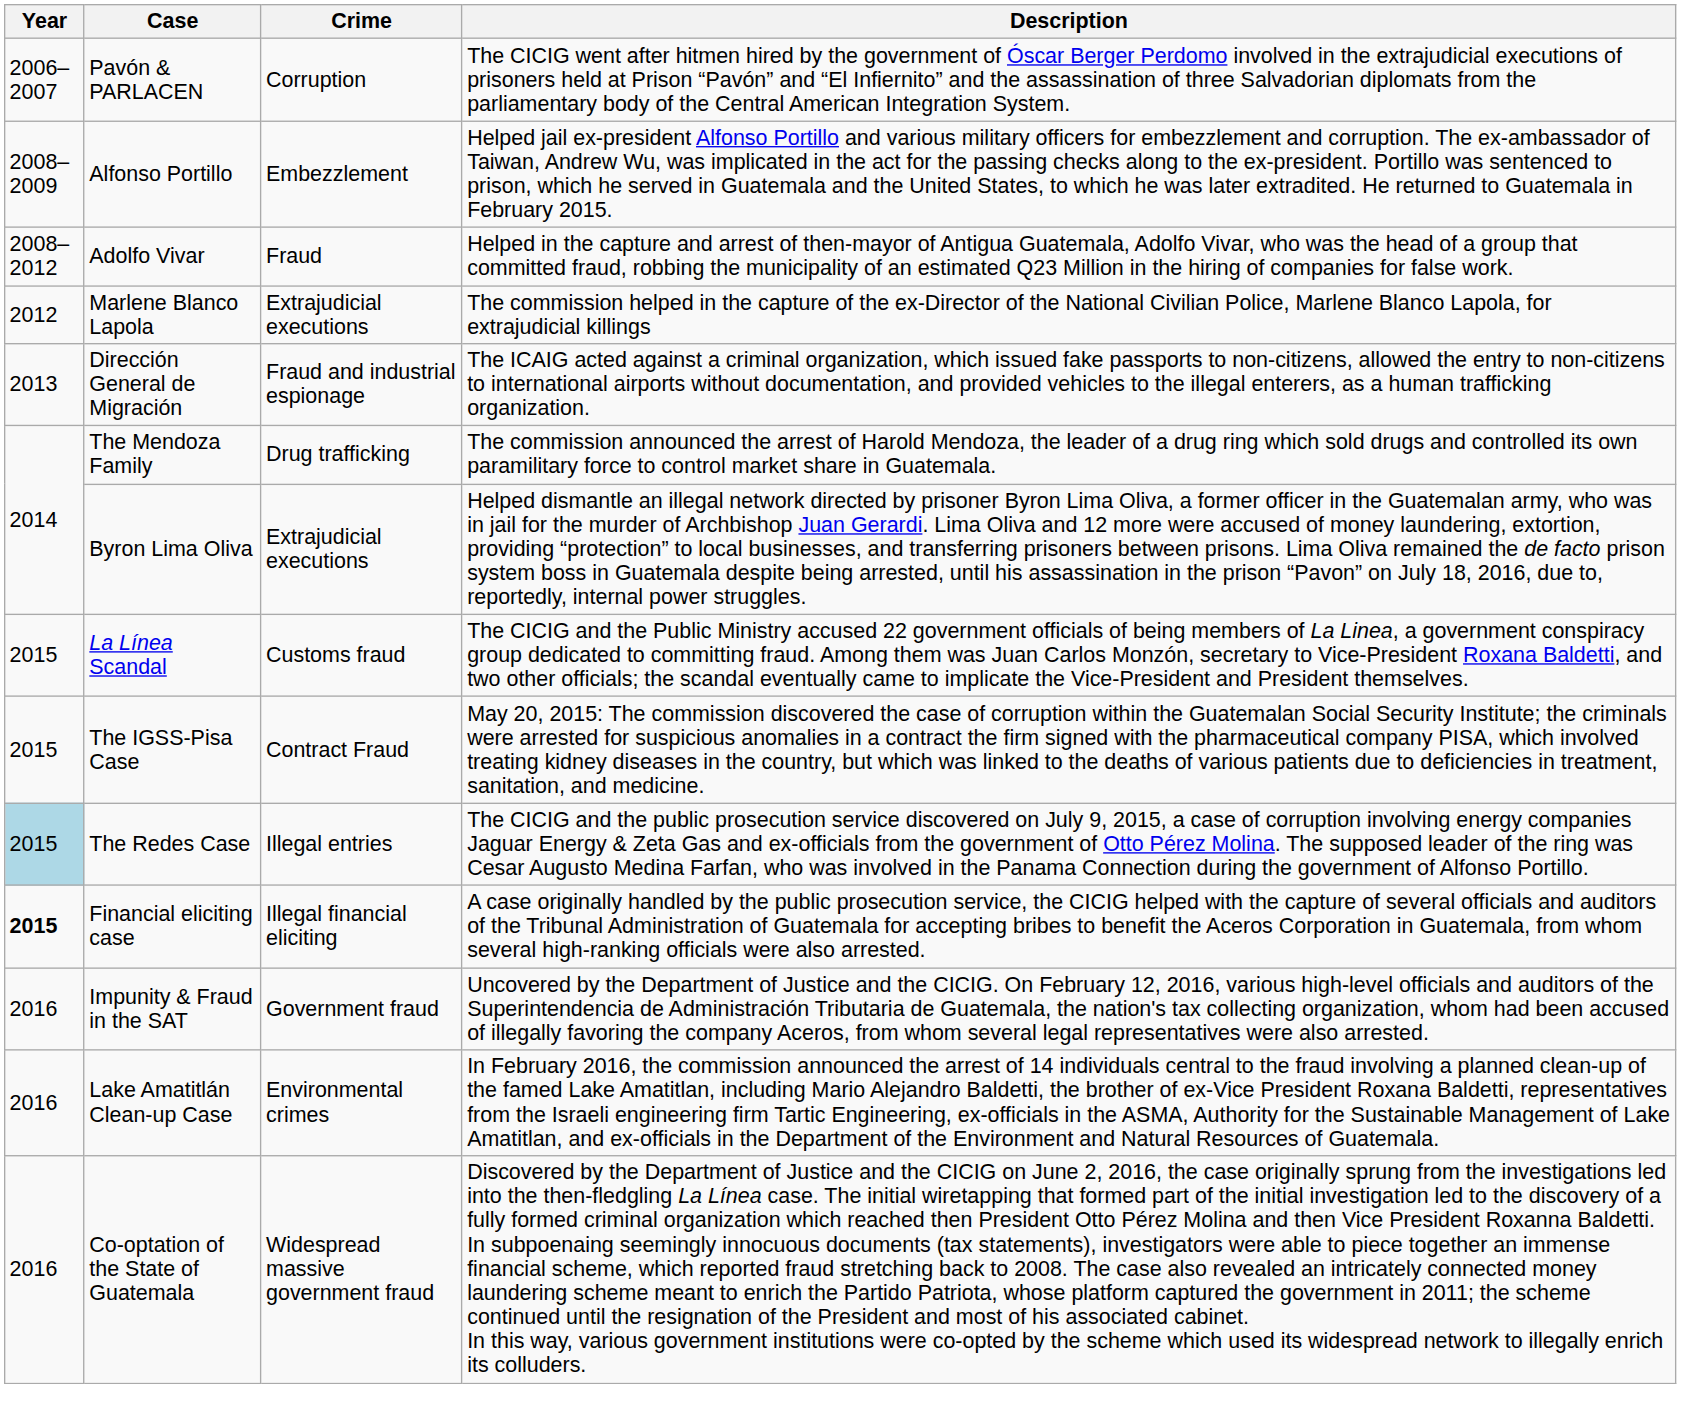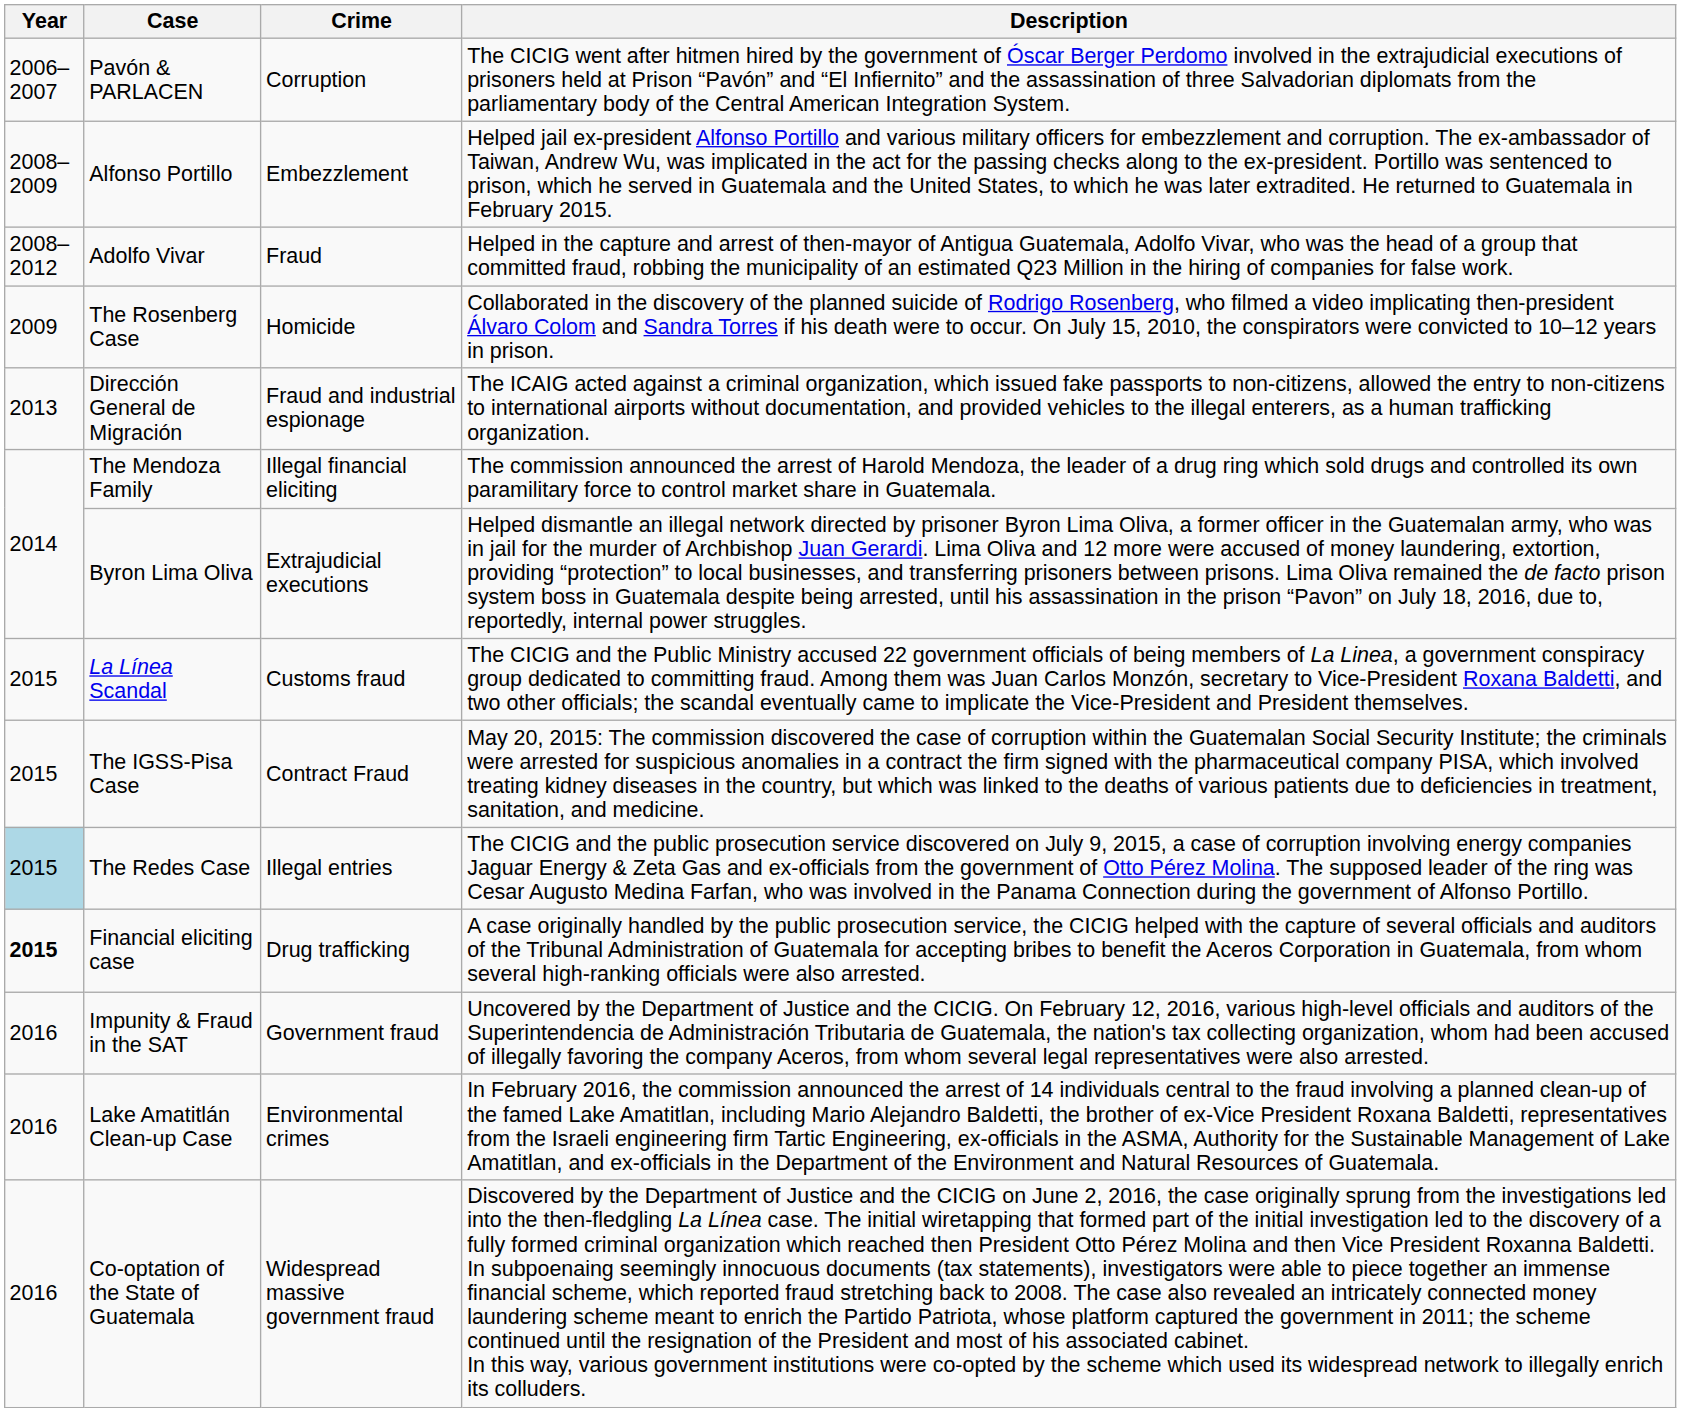+ row: (163, 326)
- row: (164, 314)
(338, 454) Drug trafficking -> (336, 478) Illegal financial eliciting
(336, 926) Illegal financial eliciting -> (338, 950) Drug trafficking
